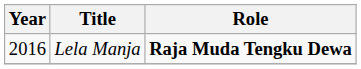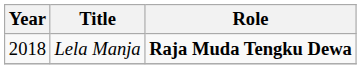(27, 48) 2016 -> (27, 48) 2018
